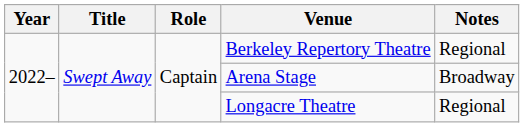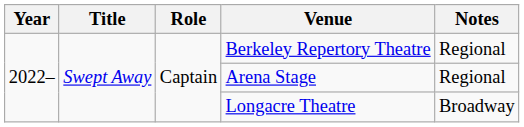(477, 77) Broadway -> (472, 77) Regional
(472, 106) Regional -> (477, 106) Broadway
